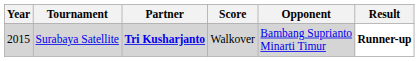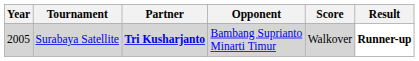columns swapped: (306, 14) <-> (233, 14)
(19, 40) 2015 -> (19, 40) 2005
